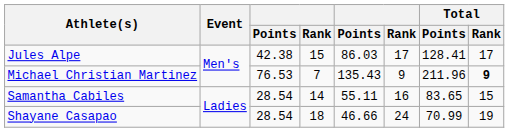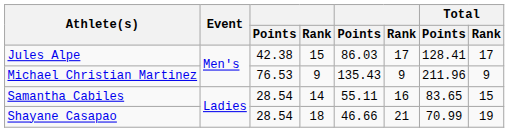(317, 76) 7 -> (317, 76) 9
(486, 76) bold -> (486, 76) normal
(402, 117) 24 -> (402, 117) 21
